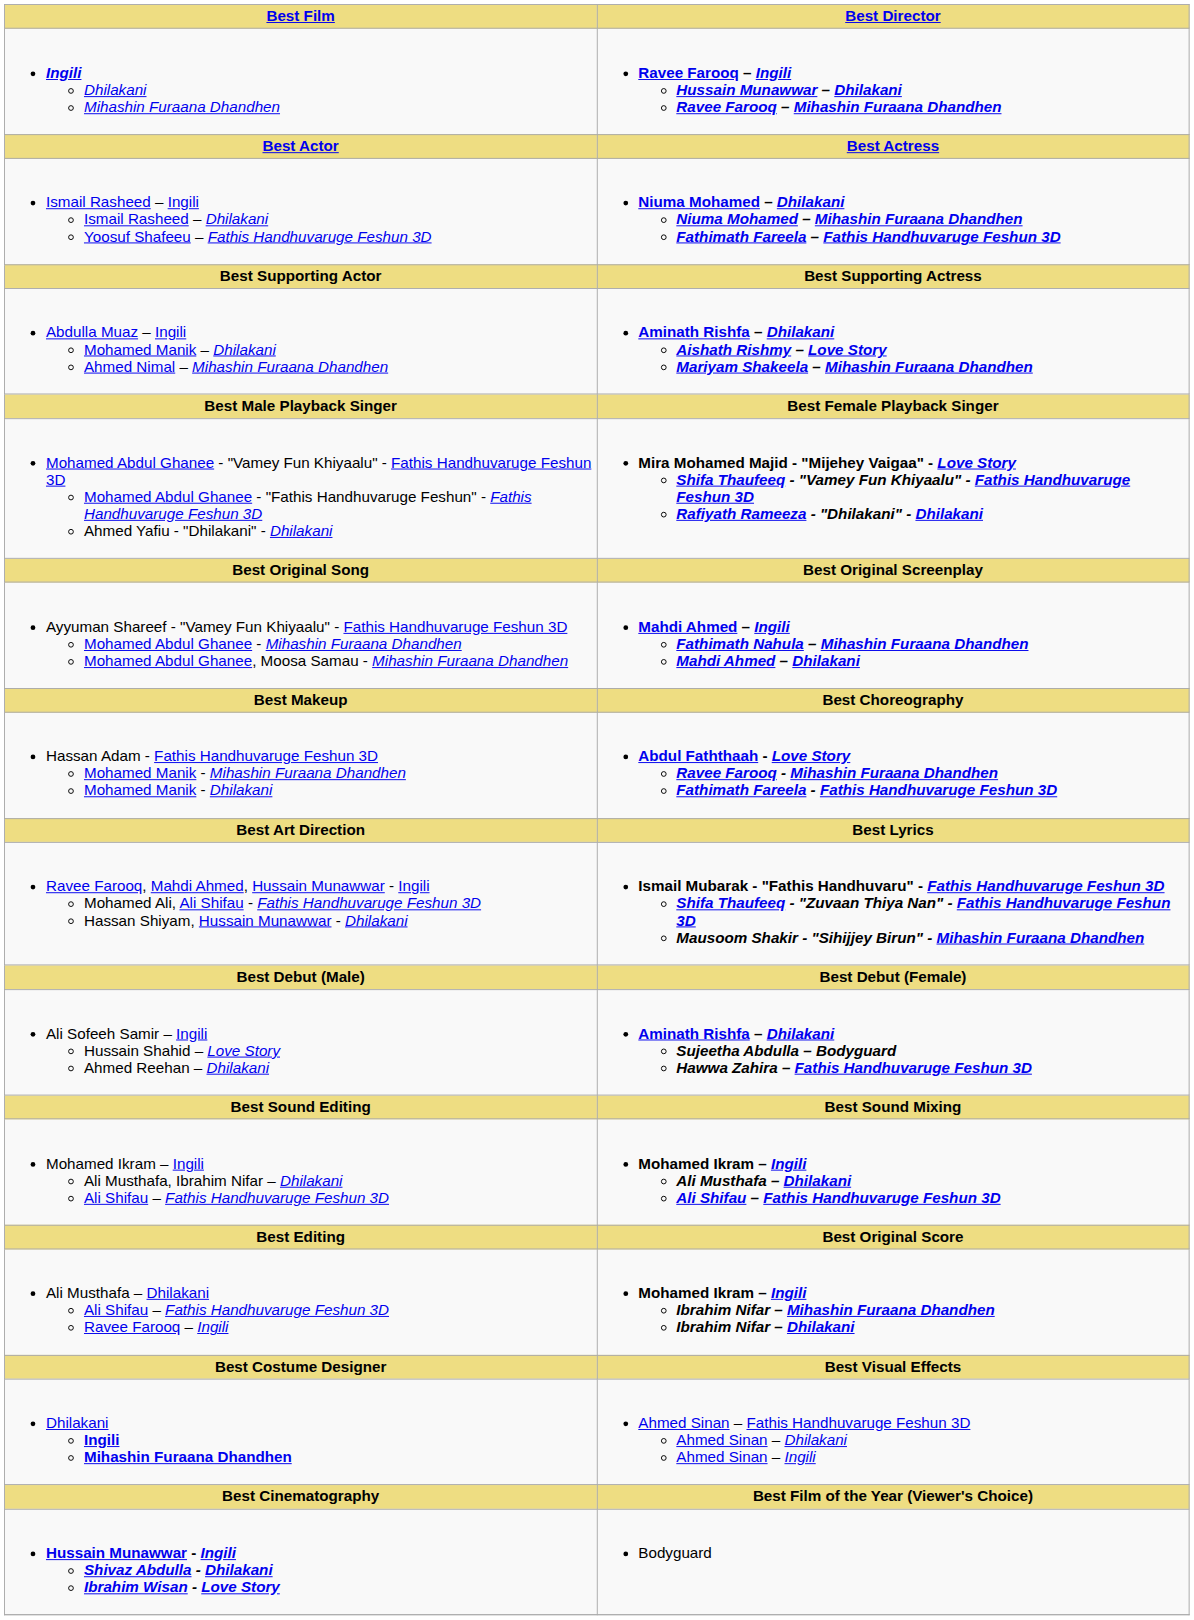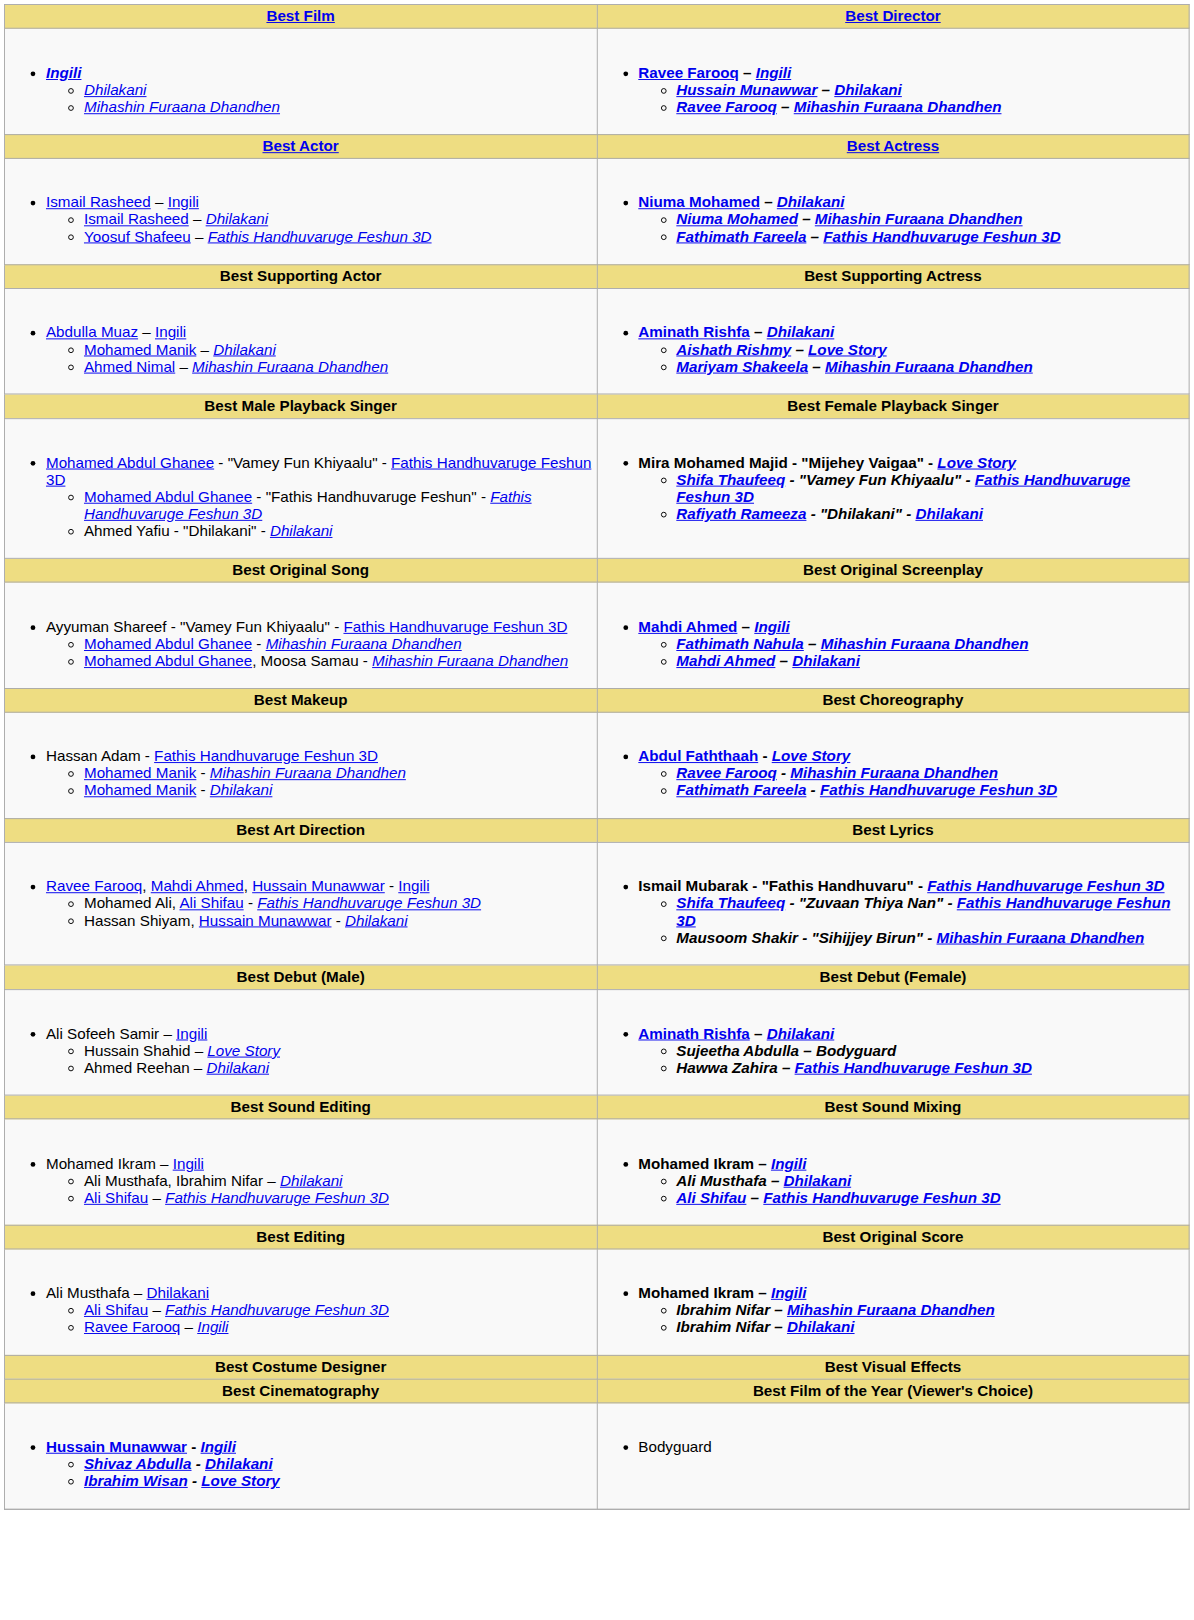- row: (301, 1440)
